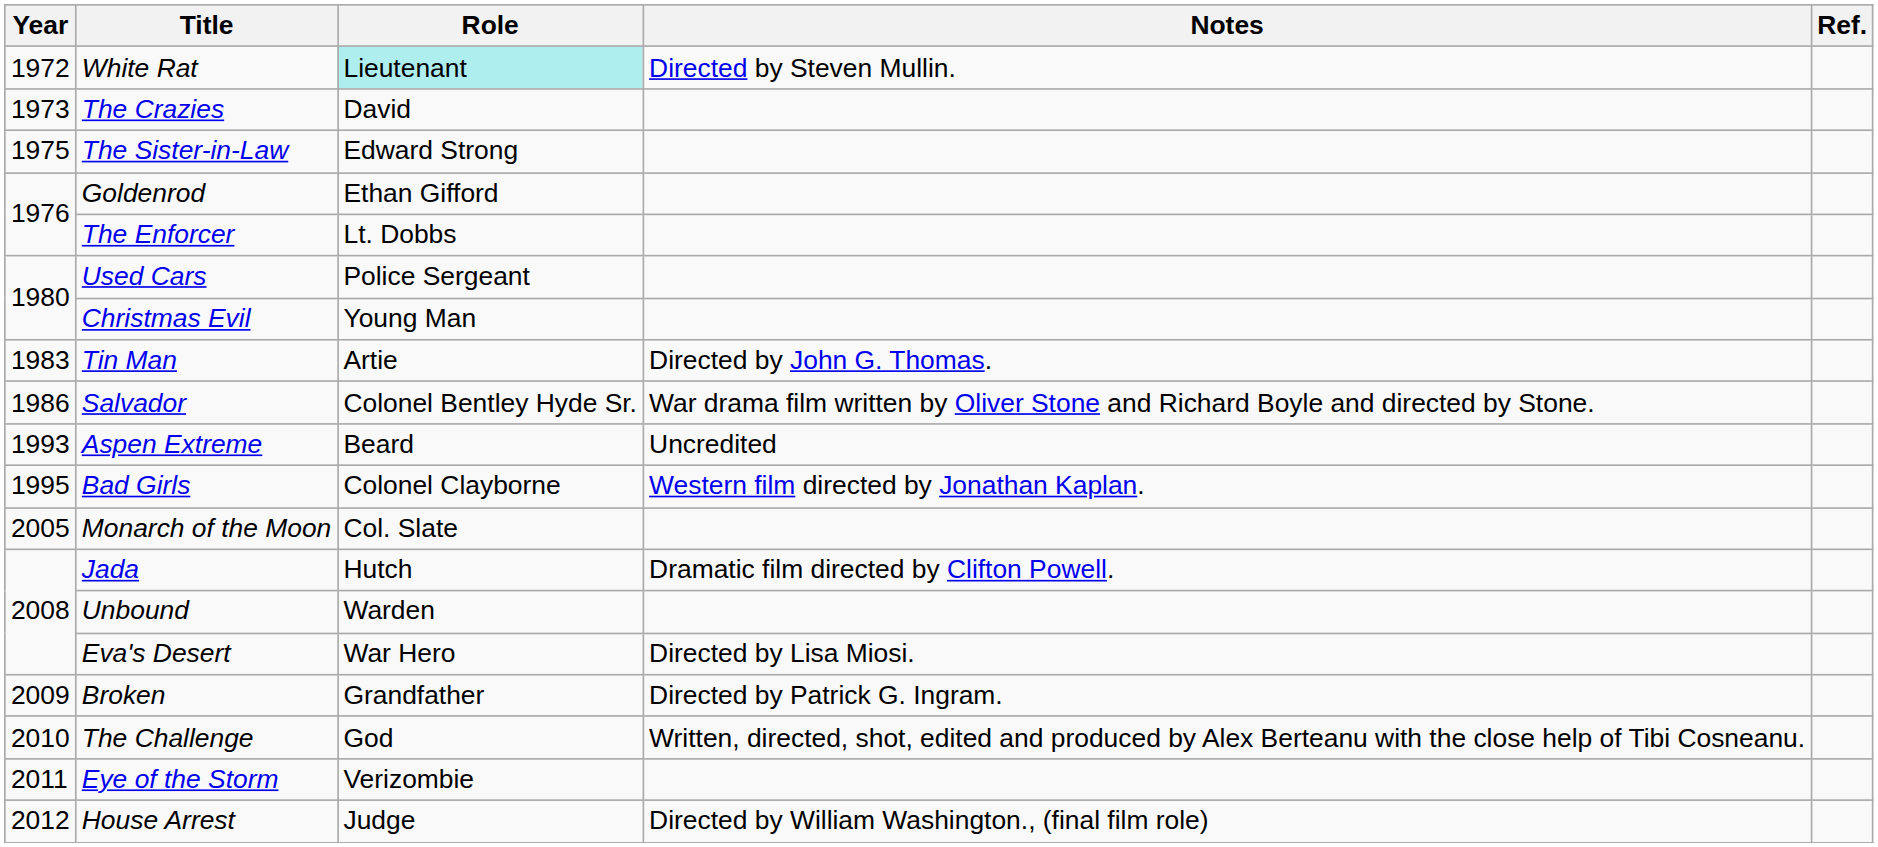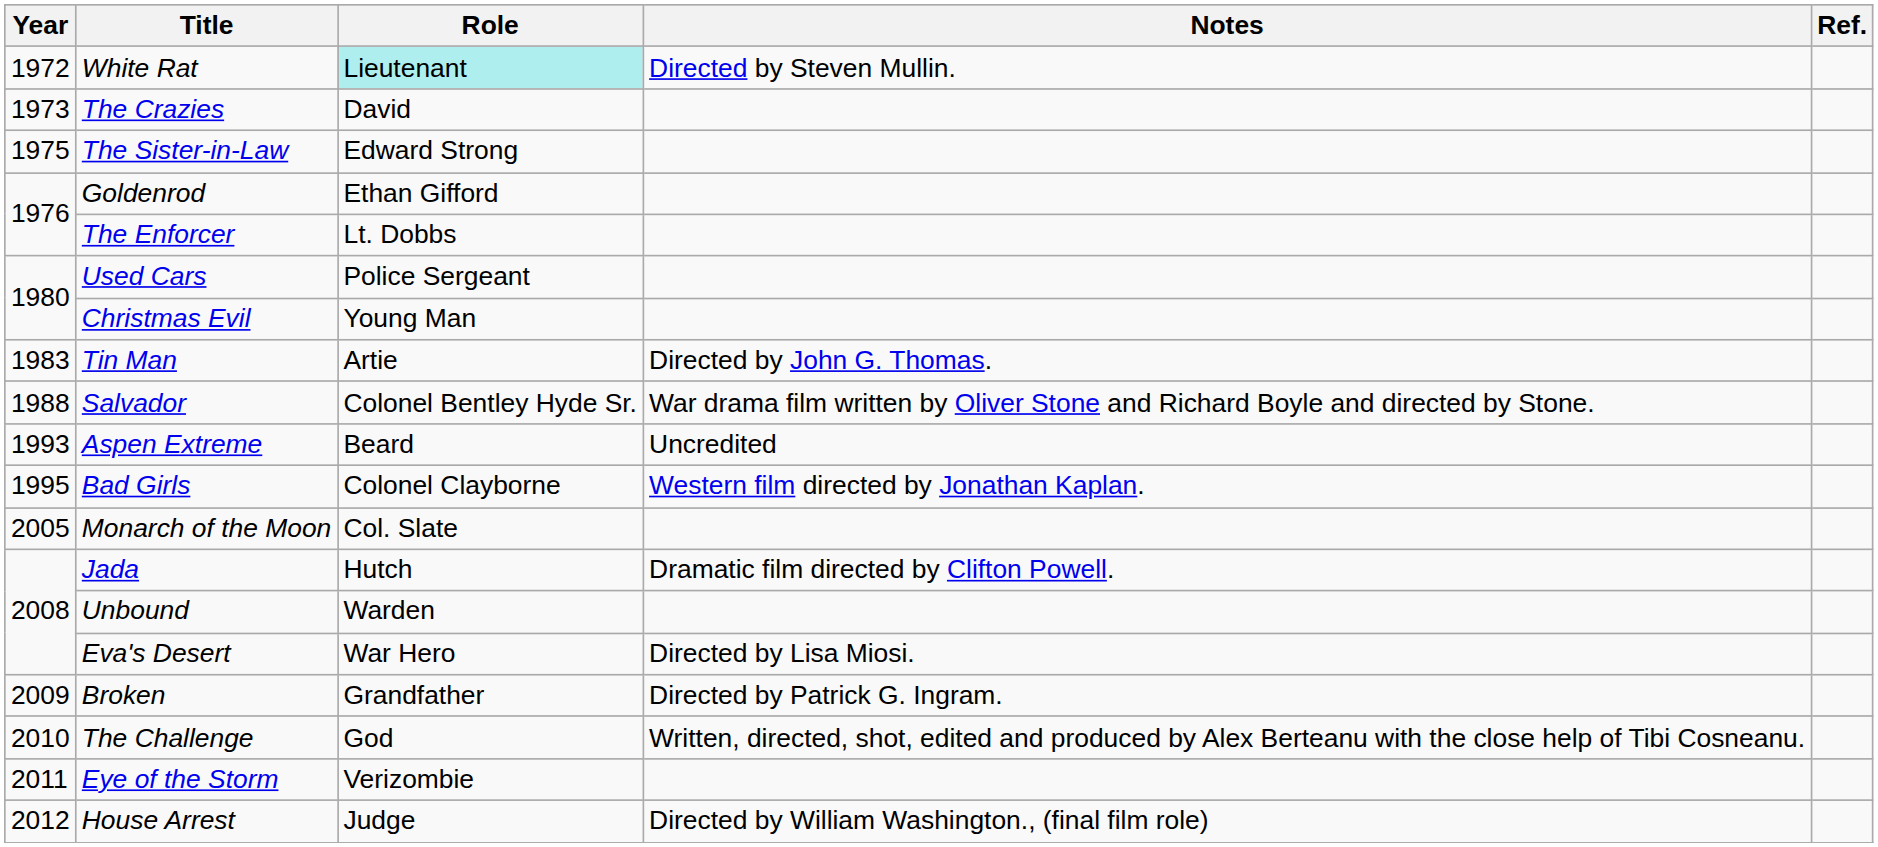(40, 402) 1986 -> (40, 402) 1988
